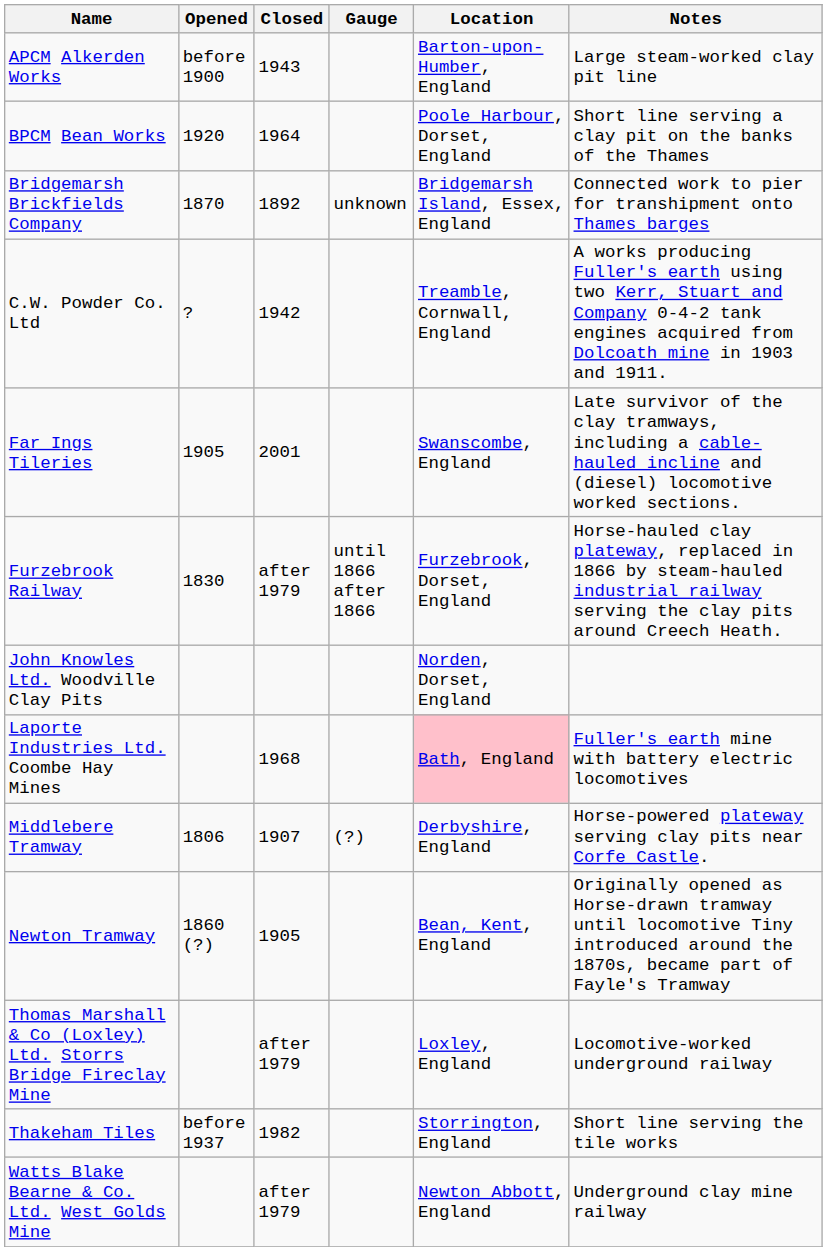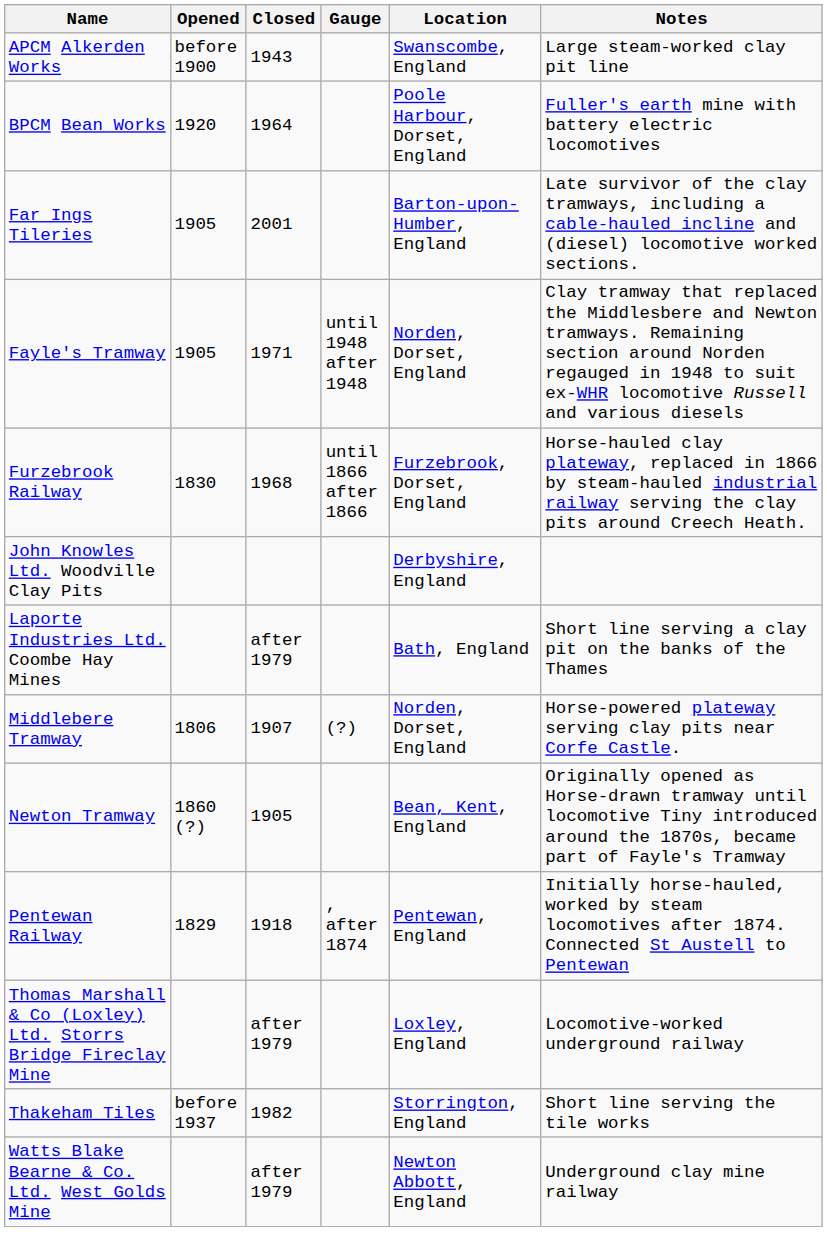(481, 67) Barton-upon-Humber, England -> (451, 57) Swanscombe, England
(683, 136) Short line serving a clay pit on the banks of the Thames -> (671, 126) Fuller's earth mine with battery electric locomotives
- row: (66, 205)
- row: (87, 313)
(476, 452) Swanscombe, England -> (456, 225) Barton-upon-Humber, England
+ row: (87, 354)
(285, 581) after 1979 -> (271, 482) 1968
(455, 680) Norden, Dorset, England -> (451, 571) Derbyshire, England
(280, 759) 1968 -> (277, 650) after 1979
(486, 759) pink background -> (461, 650) no background
(683, 759) Fuller's earth mine with battery electric locomotives -> (676, 650) Short line serving a clay pit on the banks of the Thames
(476, 837) Derbyshire, England -> (430, 728) Norden, Dorset, England
+ row: (51, 926)
